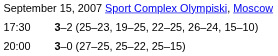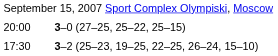rows swapped: (17, 27) <-> (17, 46)
